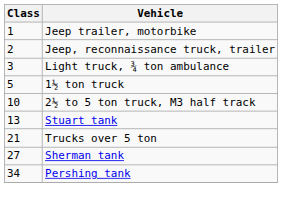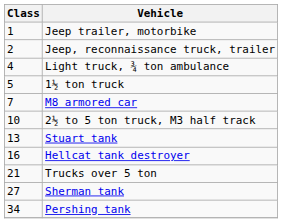(10, 67) 3 -> (10, 67) 4
+ row: (91, 102)
+ row: (117, 156)
